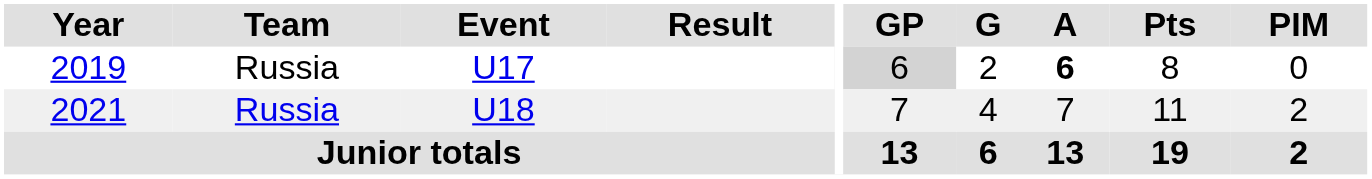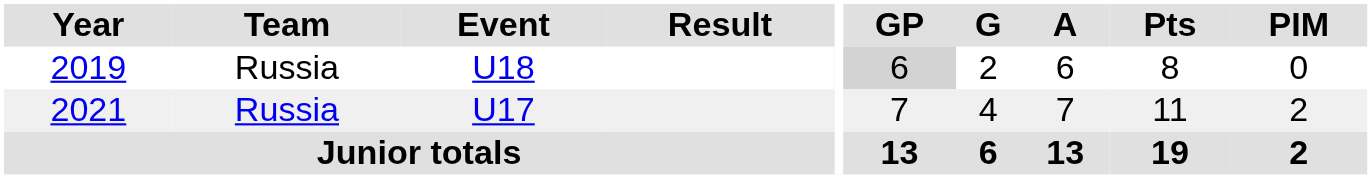(503, 67) U17 -> (503, 67) U18
(1065, 67) bold -> (1065, 67) normal
(503, 109) U18 -> (503, 109) U17
